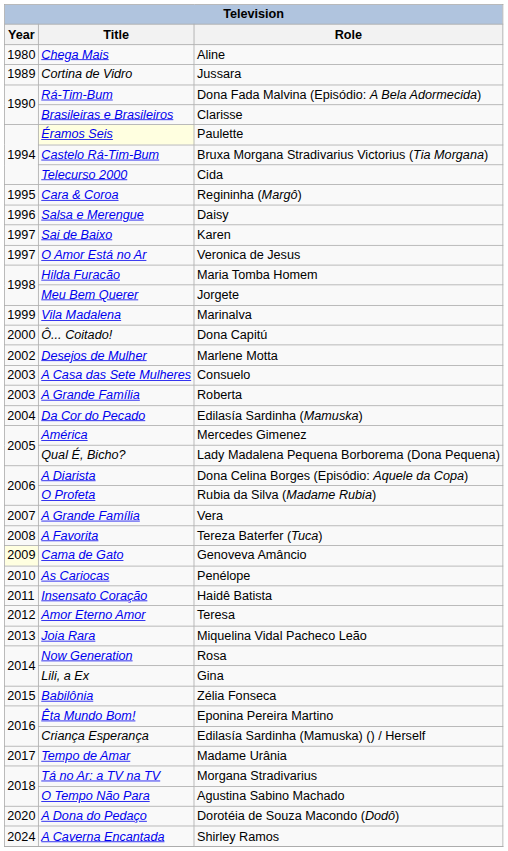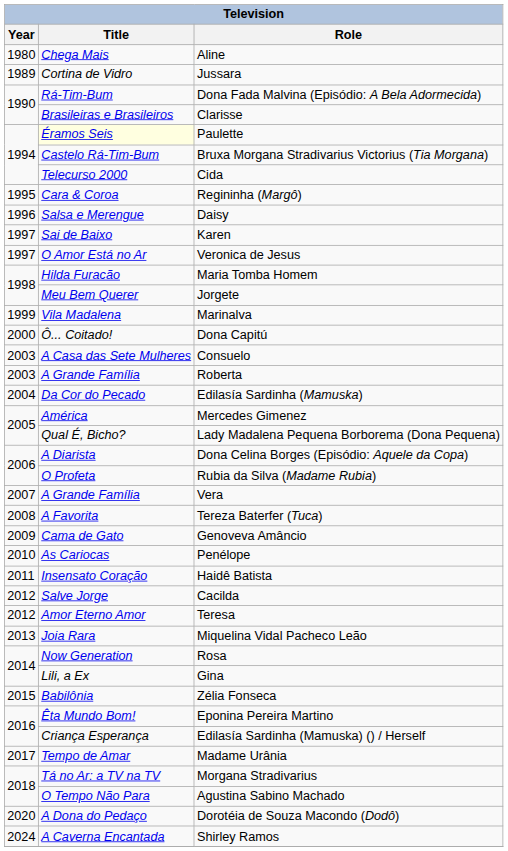- row: (237, 355)
(21, 555) lightyellow background -> (21, 535) no background
+ row: (218, 595)
